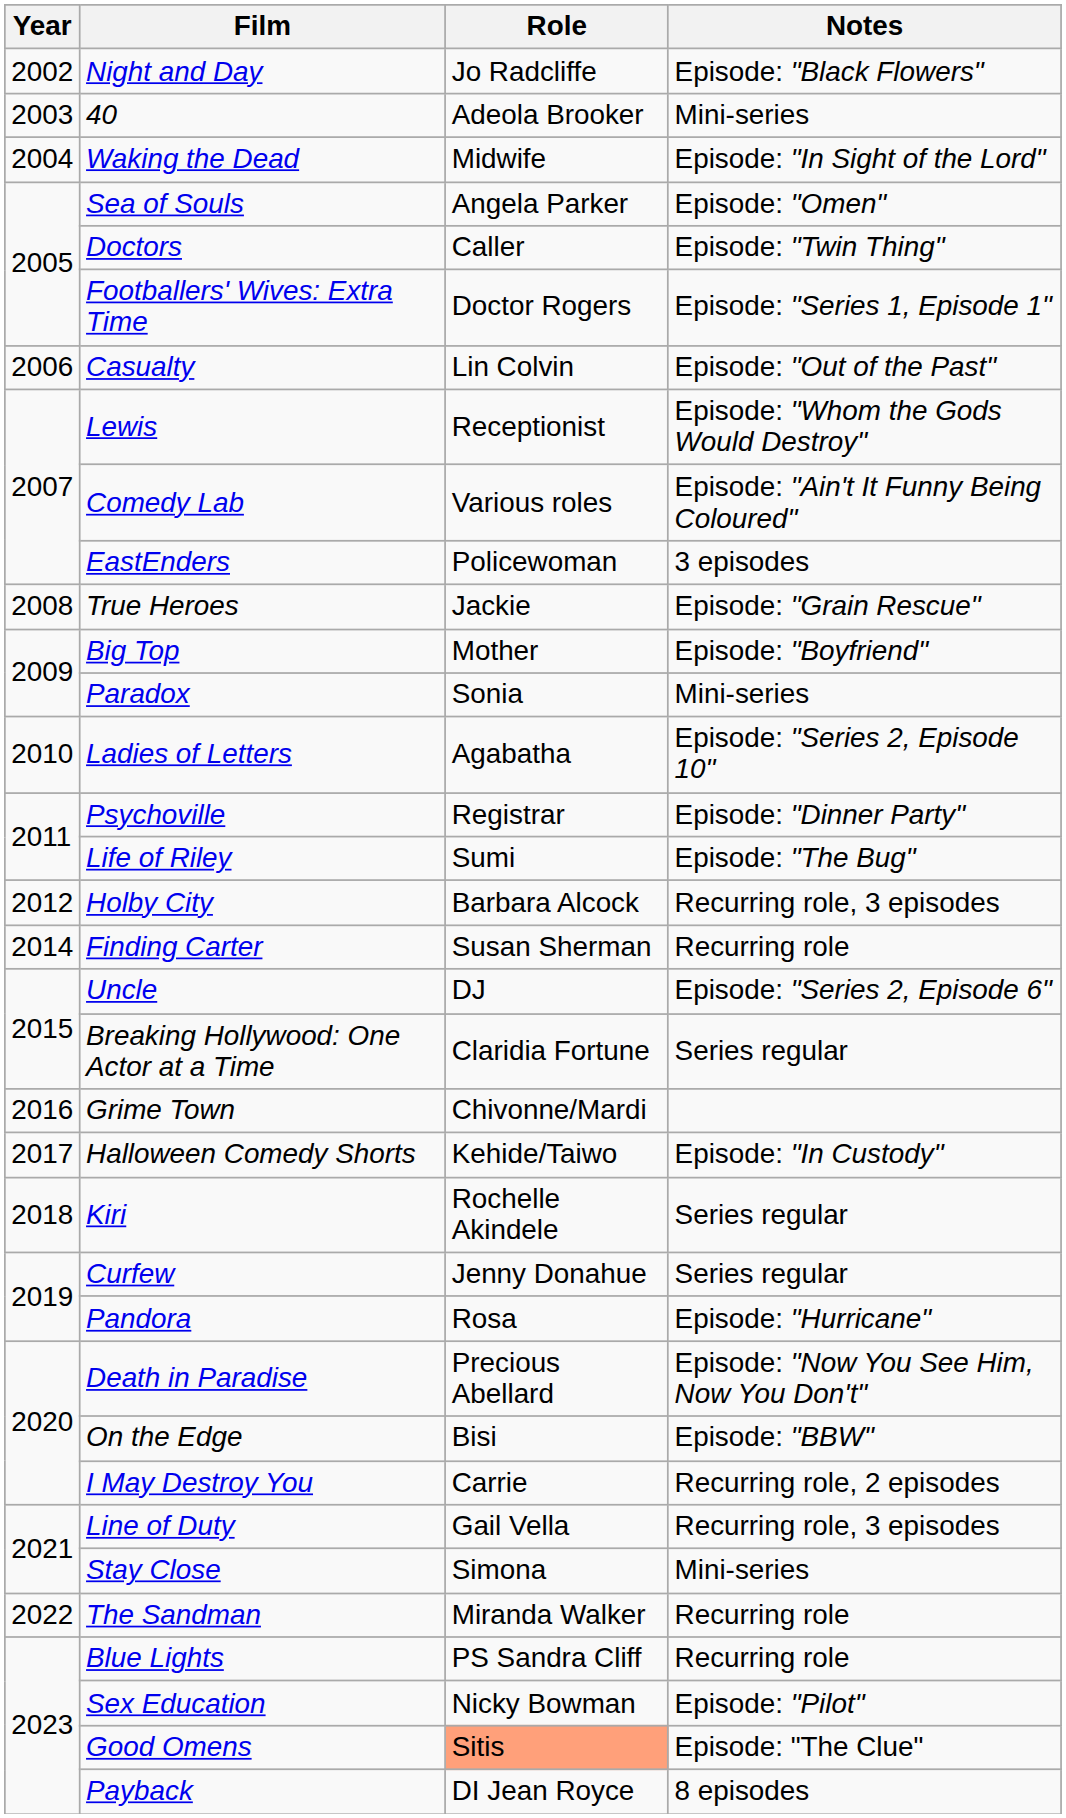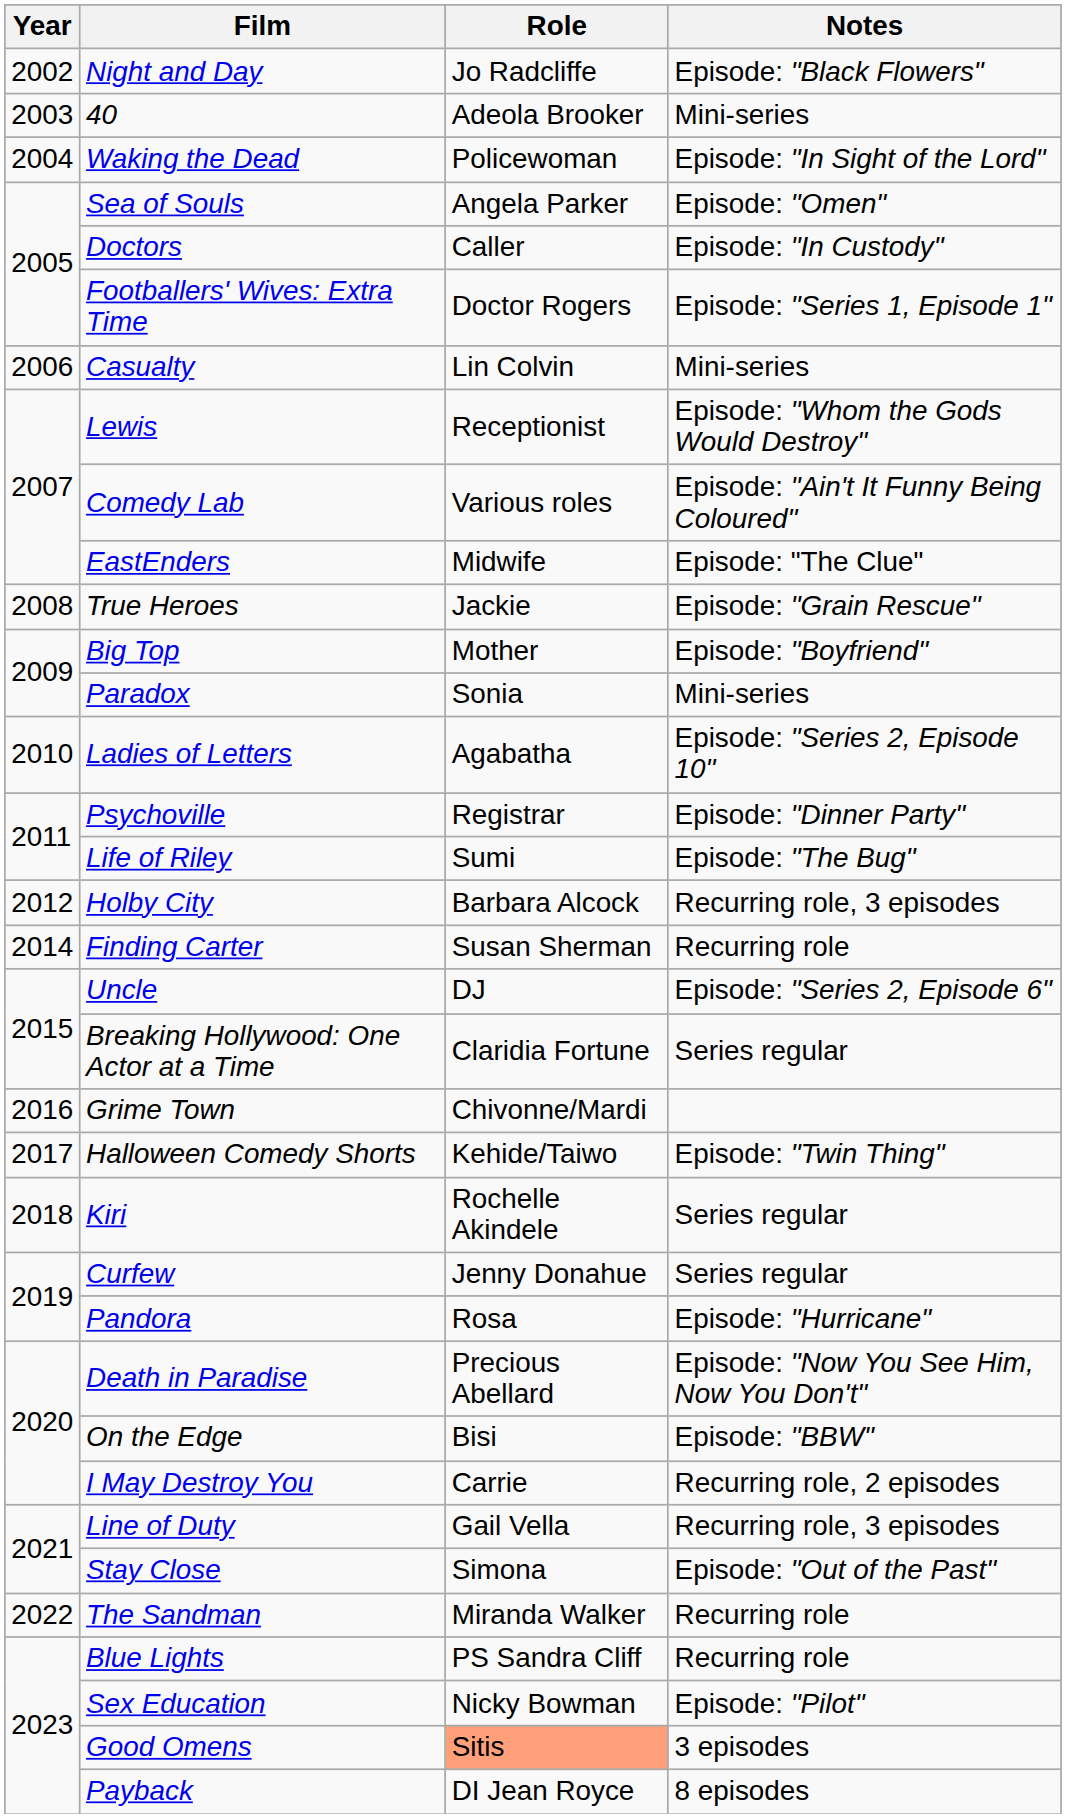(499, 159) Midwife -> (535, 159) Policewoman
(810, 247) Episode: "Twin Thing" -> (809, 247) Episode: "In Custody"
(835, 366) Episode: "Out of the Past" -> (742, 366) Mini-series
(535, 562) Policewoman -> (499, 562) Midwife
(742, 562) 3 episodes -> (799, 562) Episode: "The Clue"
(809, 1154) Episode: "In Custody" -> (810, 1154) Episode: "Twin Thing"
(742, 1570) Mini-series -> (835, 1570) Episode: "Out of the Past"
(799, 1747) Episode: "The Clue" -> (742, 1747) 3 episodes
